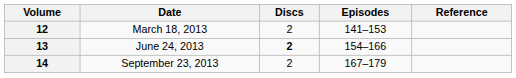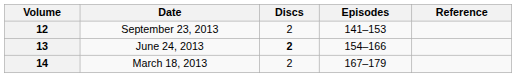(170, 30) March 18, 2013 -> (170, 30) September 23, 2013
(170, 64) September 23, 2013 -> (170, 64) March 18, 2013
